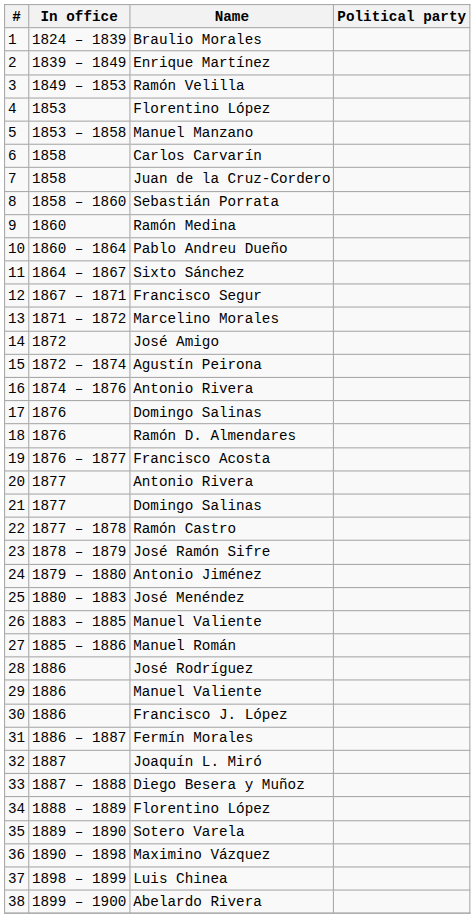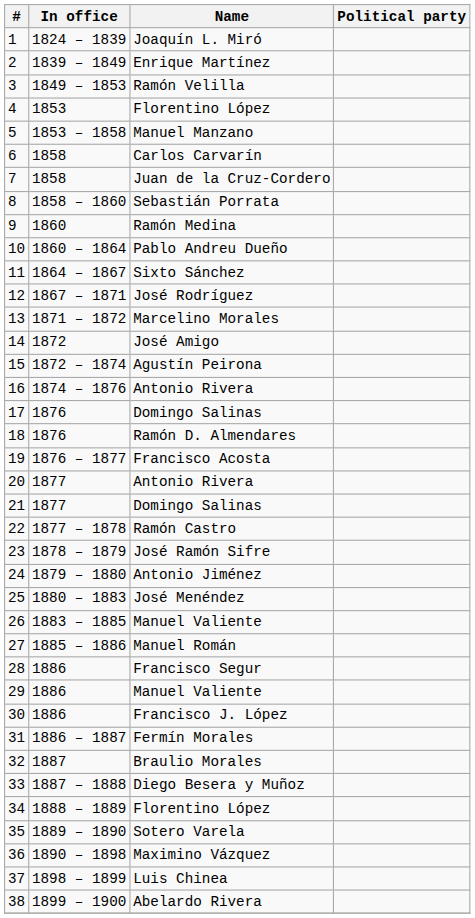(198, 40) Braulio Morales -> (198, 40) Joaquín L. Miró
(198, 296) Francisco Segur -> (193, 296) José Rodríguez
(193, 669) José Rodríguez -> (198, 669) Francisco Segur
(198, 762) Joaquín L. Miró -> (198, 762) Braulio Morales
